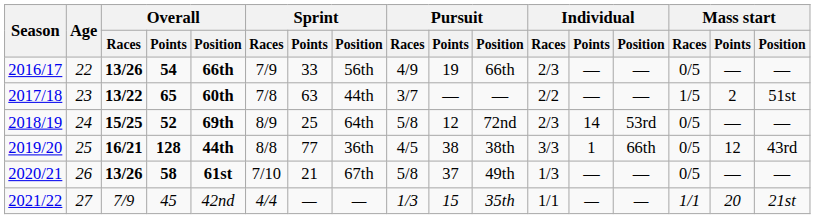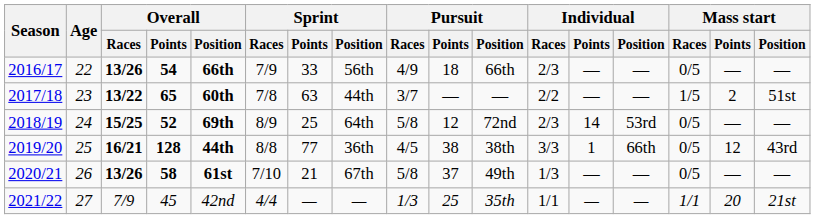(450, 69) 19 -> (450, 69) 18
(450, 200) 15 -> (450, 200) 25
